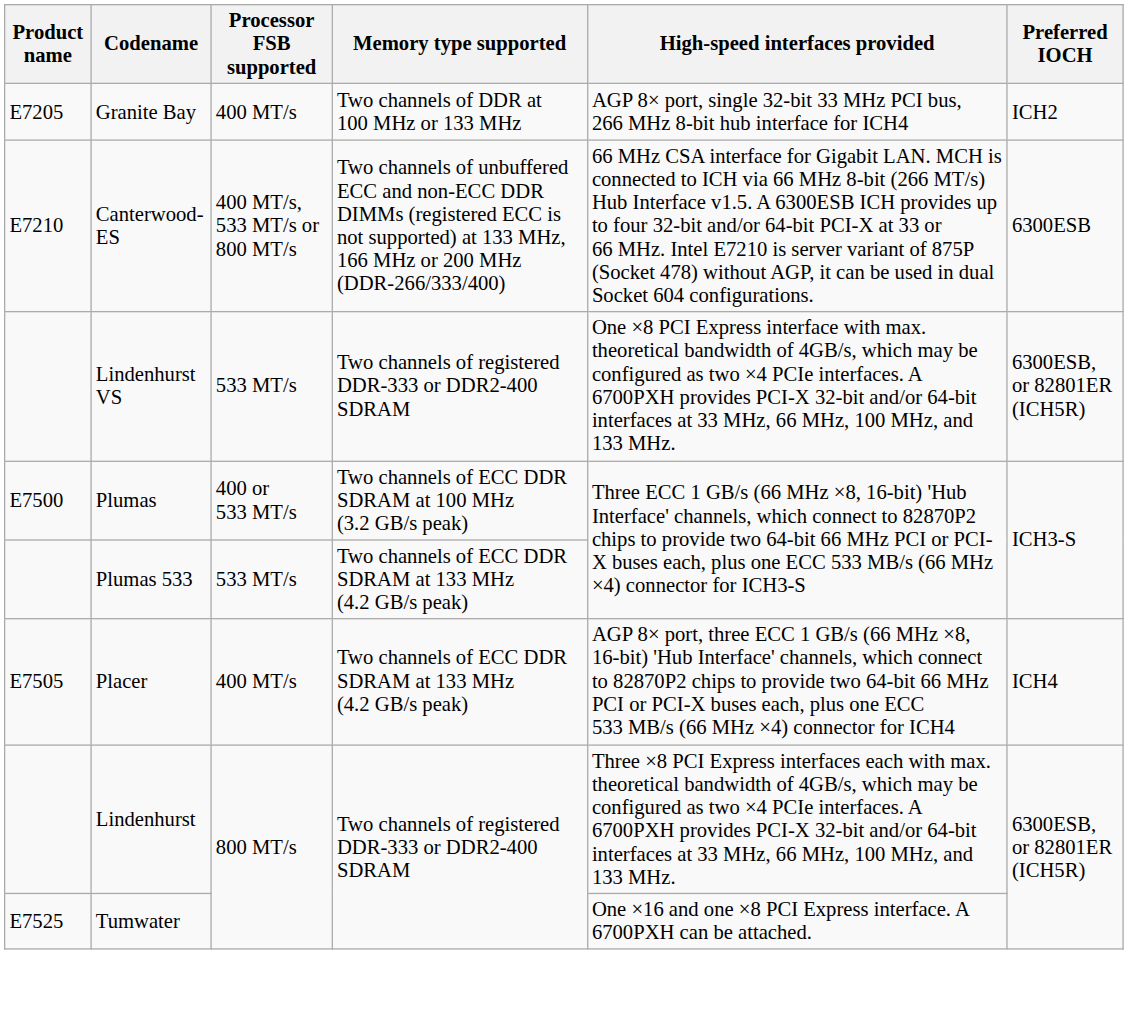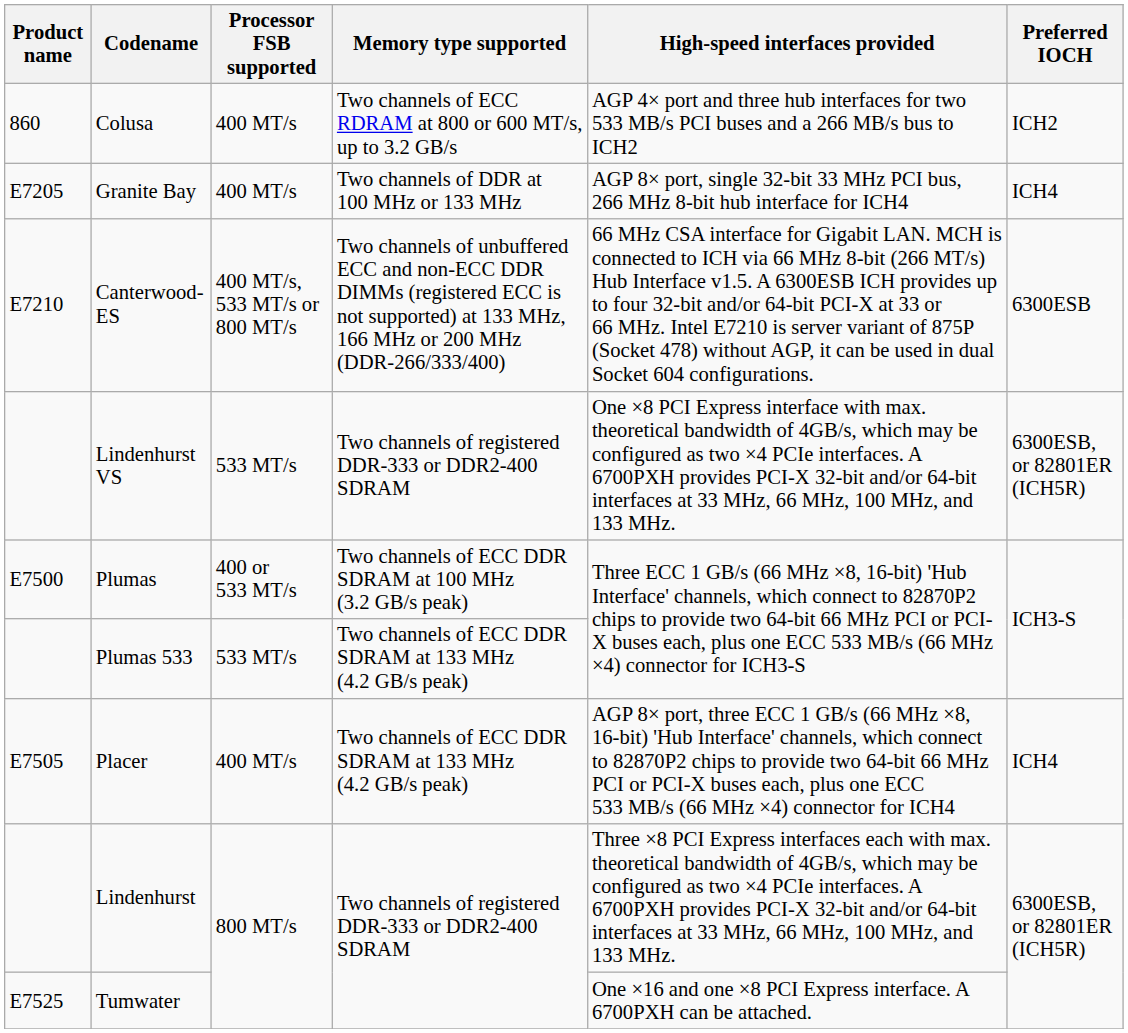+ row: (124, 123)
(1035, 111) ICH2 -> (1035, 190) ICH4
